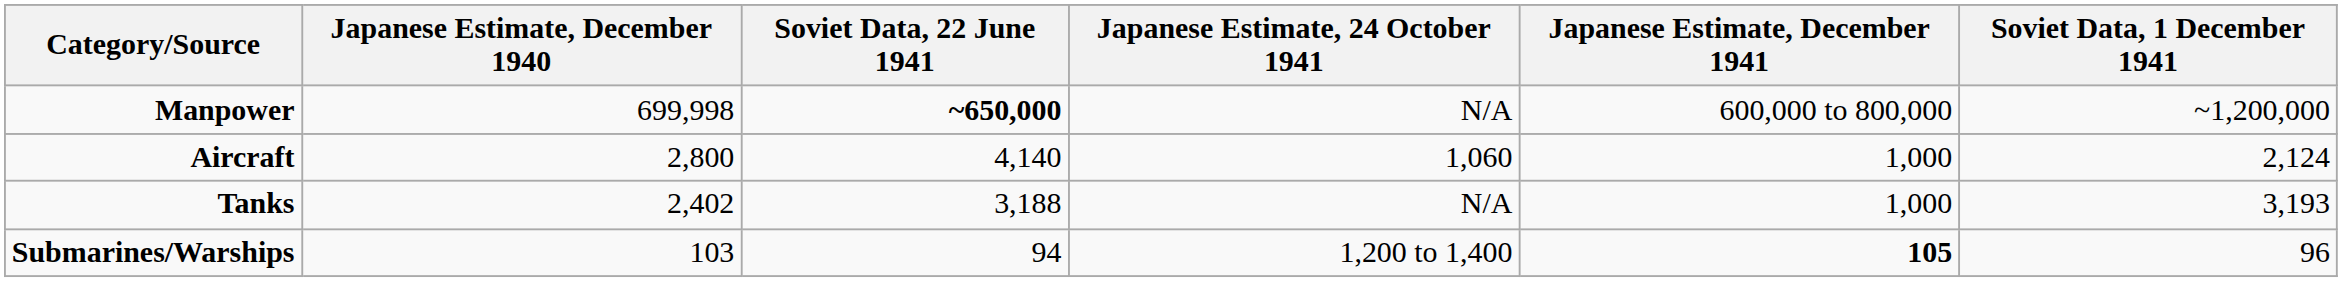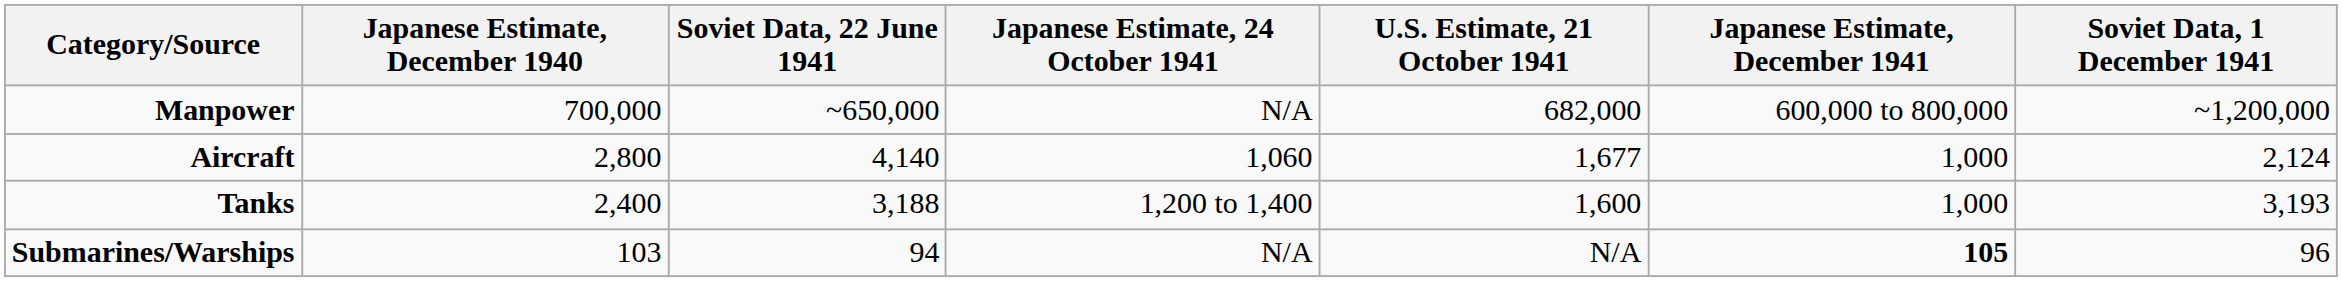+ column: (1484, 45)
(686, 109) 699,998 -> (613, 109) 700,000
(1005, 109) bold -> (883, 109) normal
(701, 204) 2,402 -> (628, 204) 2,400
(1487, 204) N/A -> (1226, 204) 1,200 to 1,400
(1426, 251) 1,200 to 1,400 -> (1287, 251) N/A
